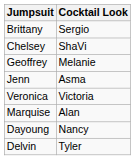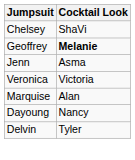- row: (25, 29)
(77, 63) normal -> (78, 46) bold
